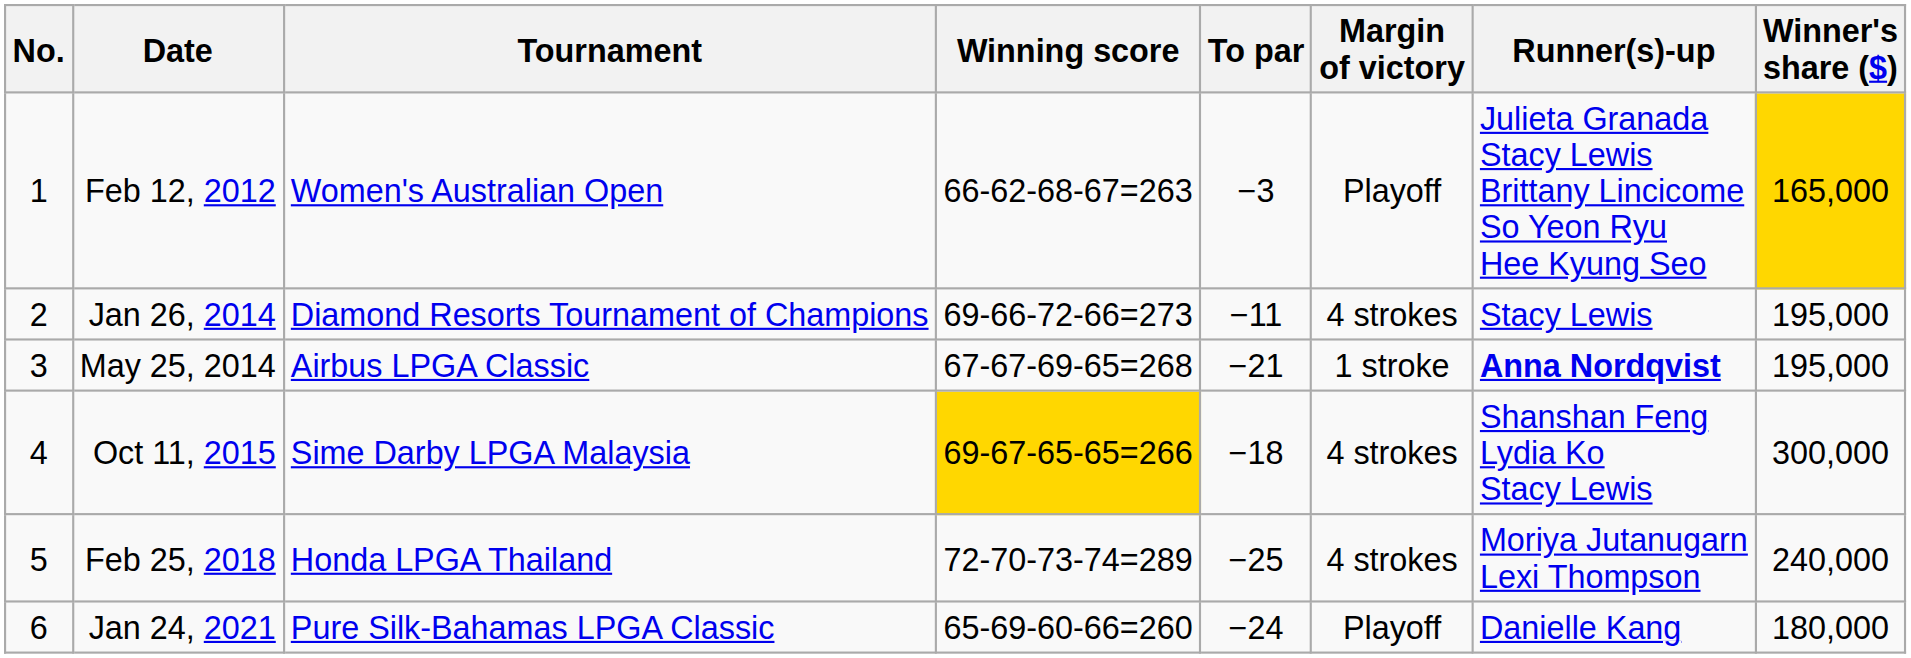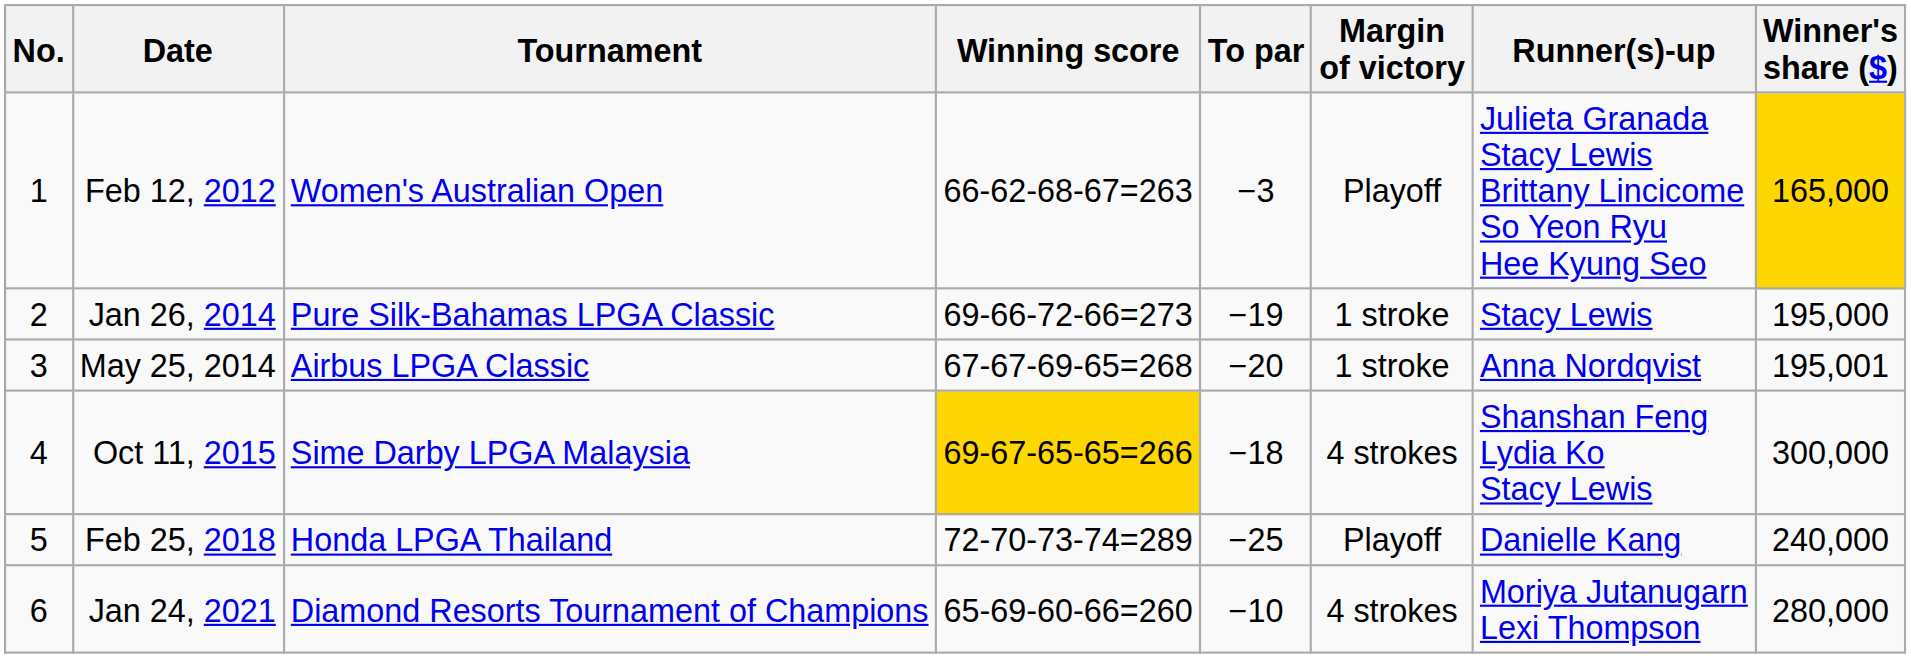(610, 314) Diamond Resorts Tournament of Champions -> (533, 314) Pure Silk-Bahamas LPGA Classic
(1256, 314) −11 -> (1256, 314) −19
(1392, 314) 4 strokes -> (1392, 314) 1 stroke
(1256, 366) −21 -> (1256, 366) −20
(1600, 366) bold -> (1591, 366) normal
(1830, 366) 195,000 -> (1830, 366) 195,001
(1392, 559) 4 strokes -> (1392, 541) Playoff
(1614, 559) Moriya Jutanugarn Lexi Thompson -> (1581, 541) Danielle Kang
(533, 628) Pure Silk-Bahamas LPGA Classic -> (610, 610) Diamond Resorts Tournament of Champions
(1256, 628) −24 -> (1256, 610) −10
(1392, 628) Playoff -> (1392, 610) 4 strokes
(1581, 628) Danielle Kang -> (1614, 610) Moriya Jutanugarn Lexi Thompson
(1830, 628) 180,000 -> (1830, 610) 280,000
